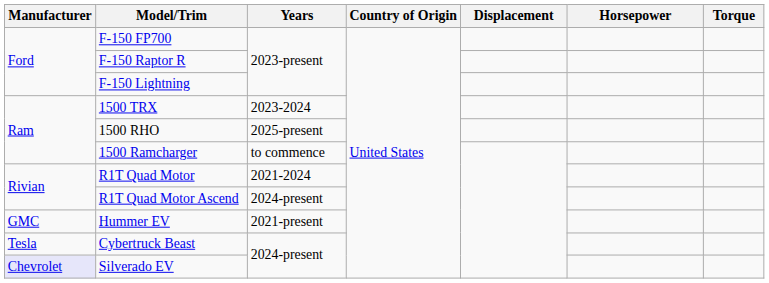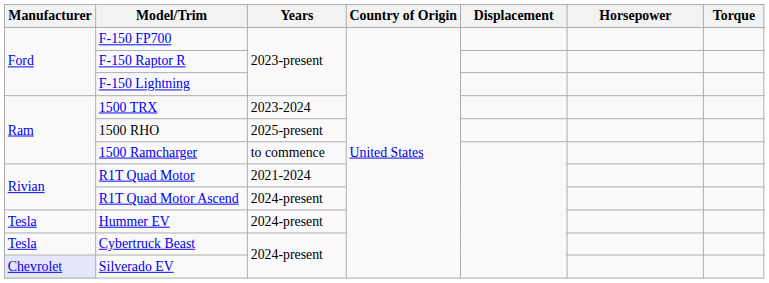(23, 221) GMC -> (22, 221) Tesla
(287, 221) 2021-present -> (287, 221) 2024-present
